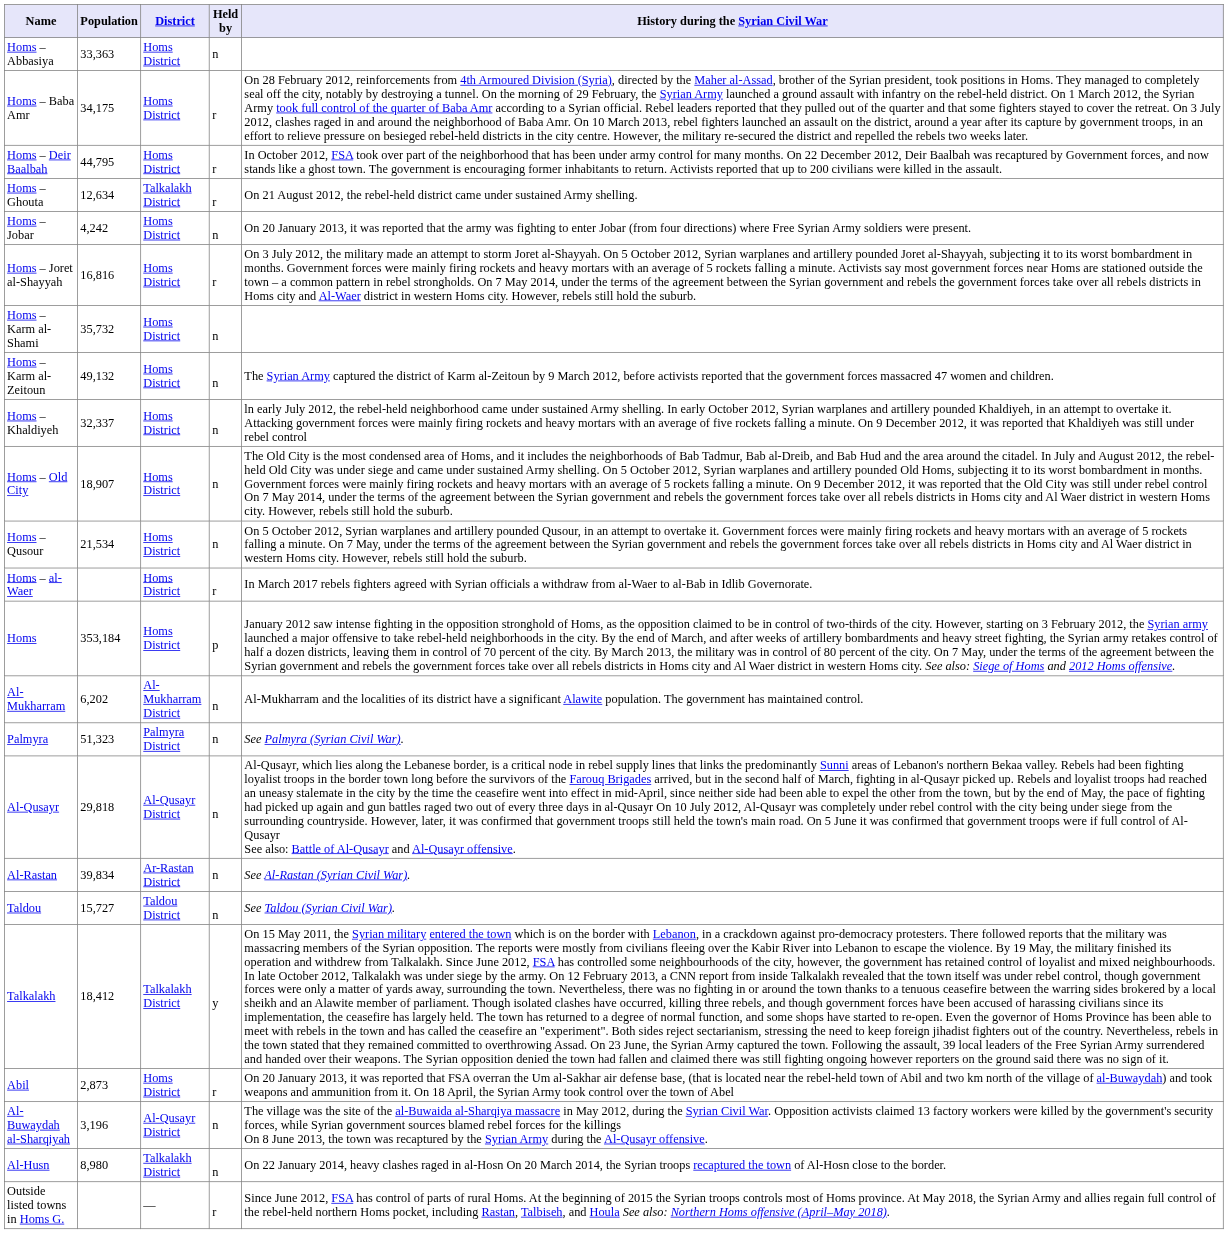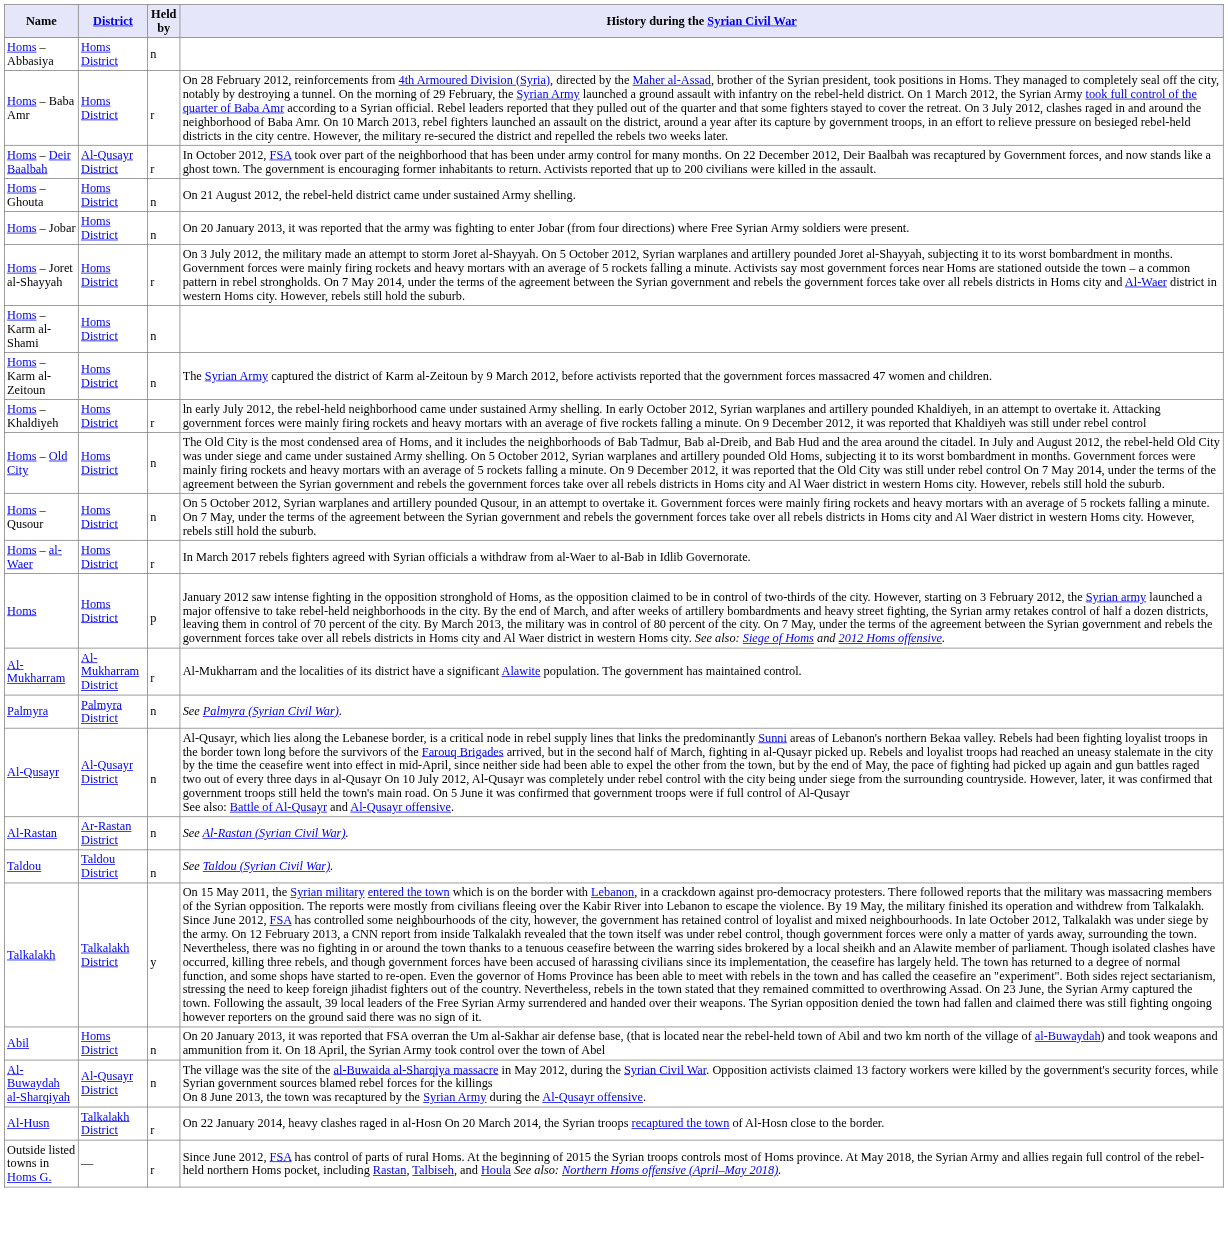- column: (109, 21)
(162, 161) Homs District -> (107, 161) Al-Qusayr District
(167, 195) Talkalakh District -> (100, 195) Homs District
(214, 202) r -> (153, 202) n
(215, 429) n -> (152, 422) r
(215, 706) n -> (152, 678) r
(214, 1092) r -> (153, 1050) n
(215, 1172) n -> (152, 1130) r
